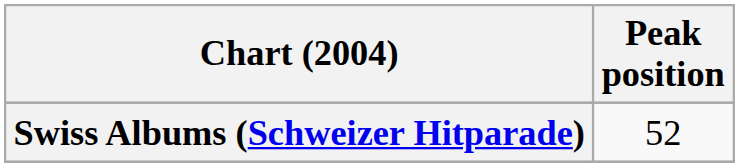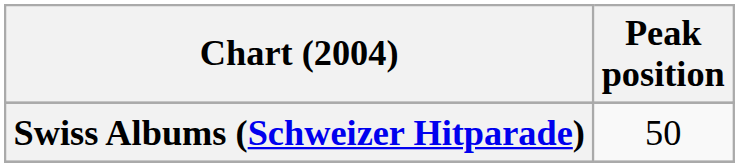(663, 131) 52 -> (663, 131) 50
